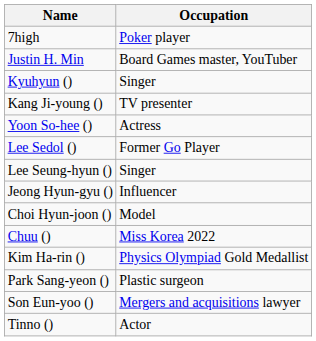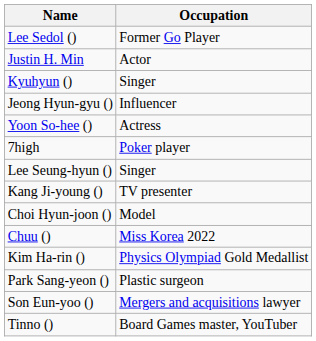rows swapped: (42, 147) <-> (24, 37)
(208, 59) Board Games master, YouTuber -> (135, 59) Actor
rows swapped: (55, 103) <-> (60, 192)
(135, 324) Actor -> (208, 324) Board Games master, YouTuber
